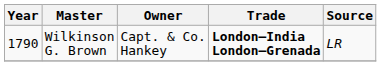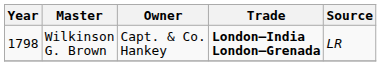(23, 43) 1790 -> (23, 43) 1798
